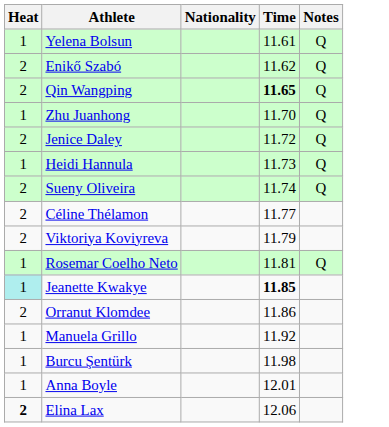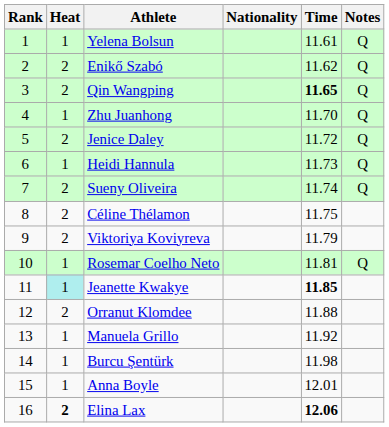+ column: (25, 16)
(279, 213) 11.77 -> (321, 213) 11.75
(279, 311) 11.86 -> (321, 311) 11.88
(279, 409) normal -> (321, 409) bold
